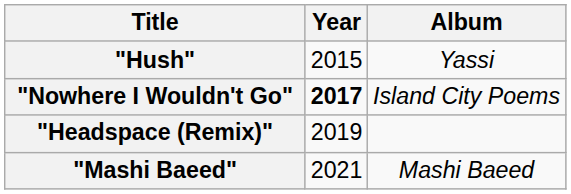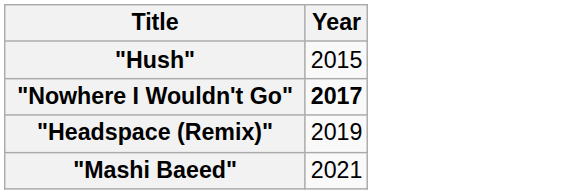- column: (467, 22)
